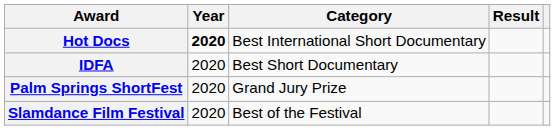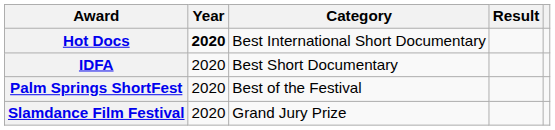(289, 88) Grand Jury Prize -> (297, 88) Best of the Festival
(297, 112) Best of the Festival -> (289, 112) Grand Jury Prize
